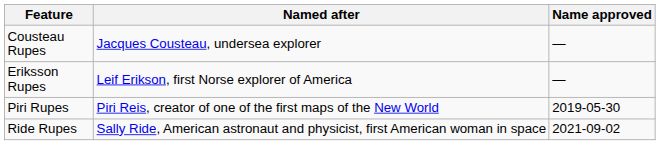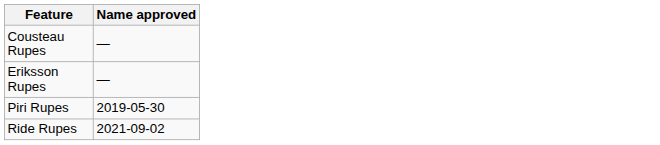- column: (321, 15)
